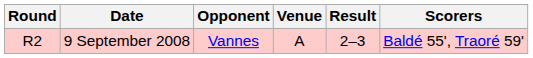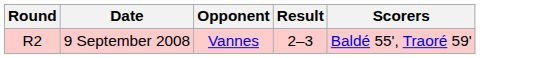- column: (299, 16)
